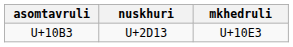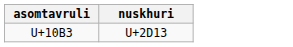- column: (241, 14)
